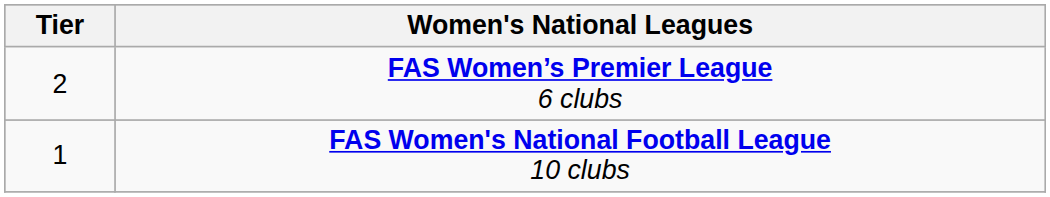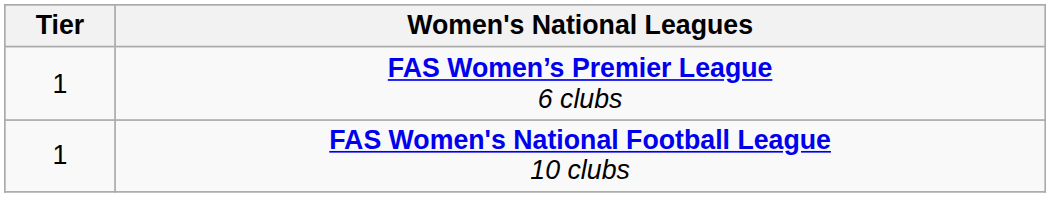(60, 83) 2 -> (60, 83) 1
